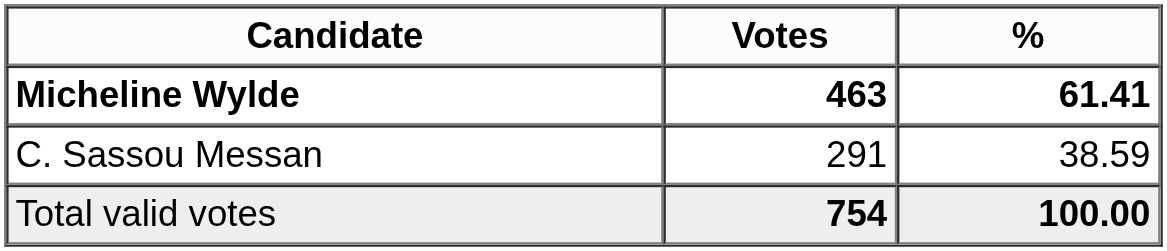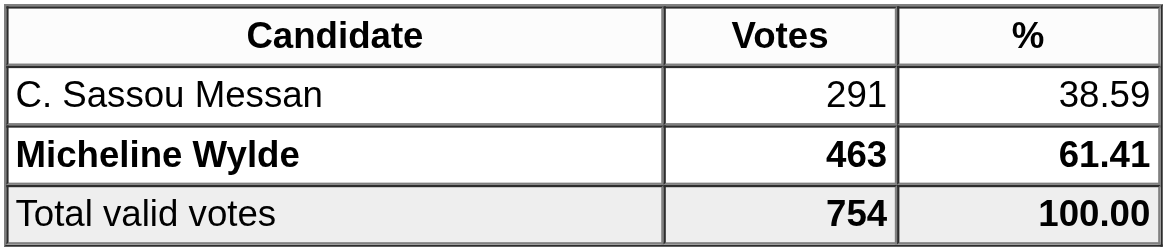rows swapped: (158, 94) <-> (169, 154)
